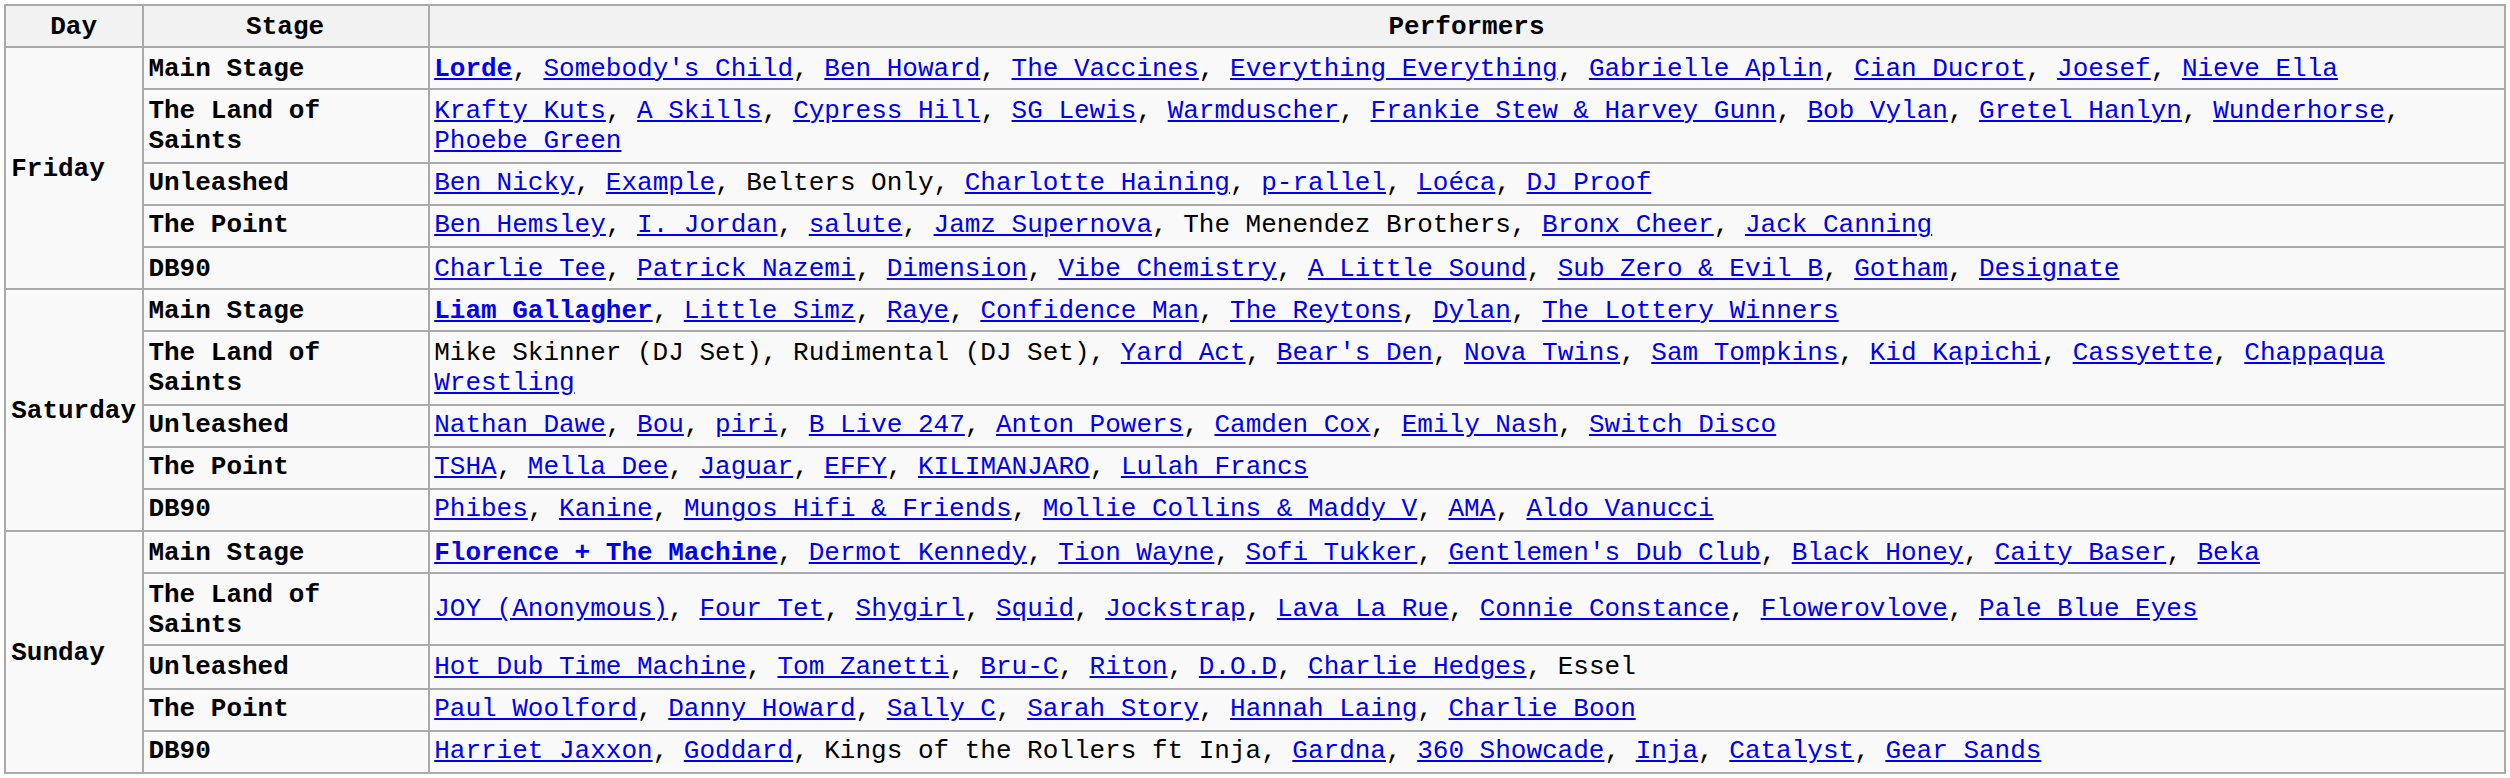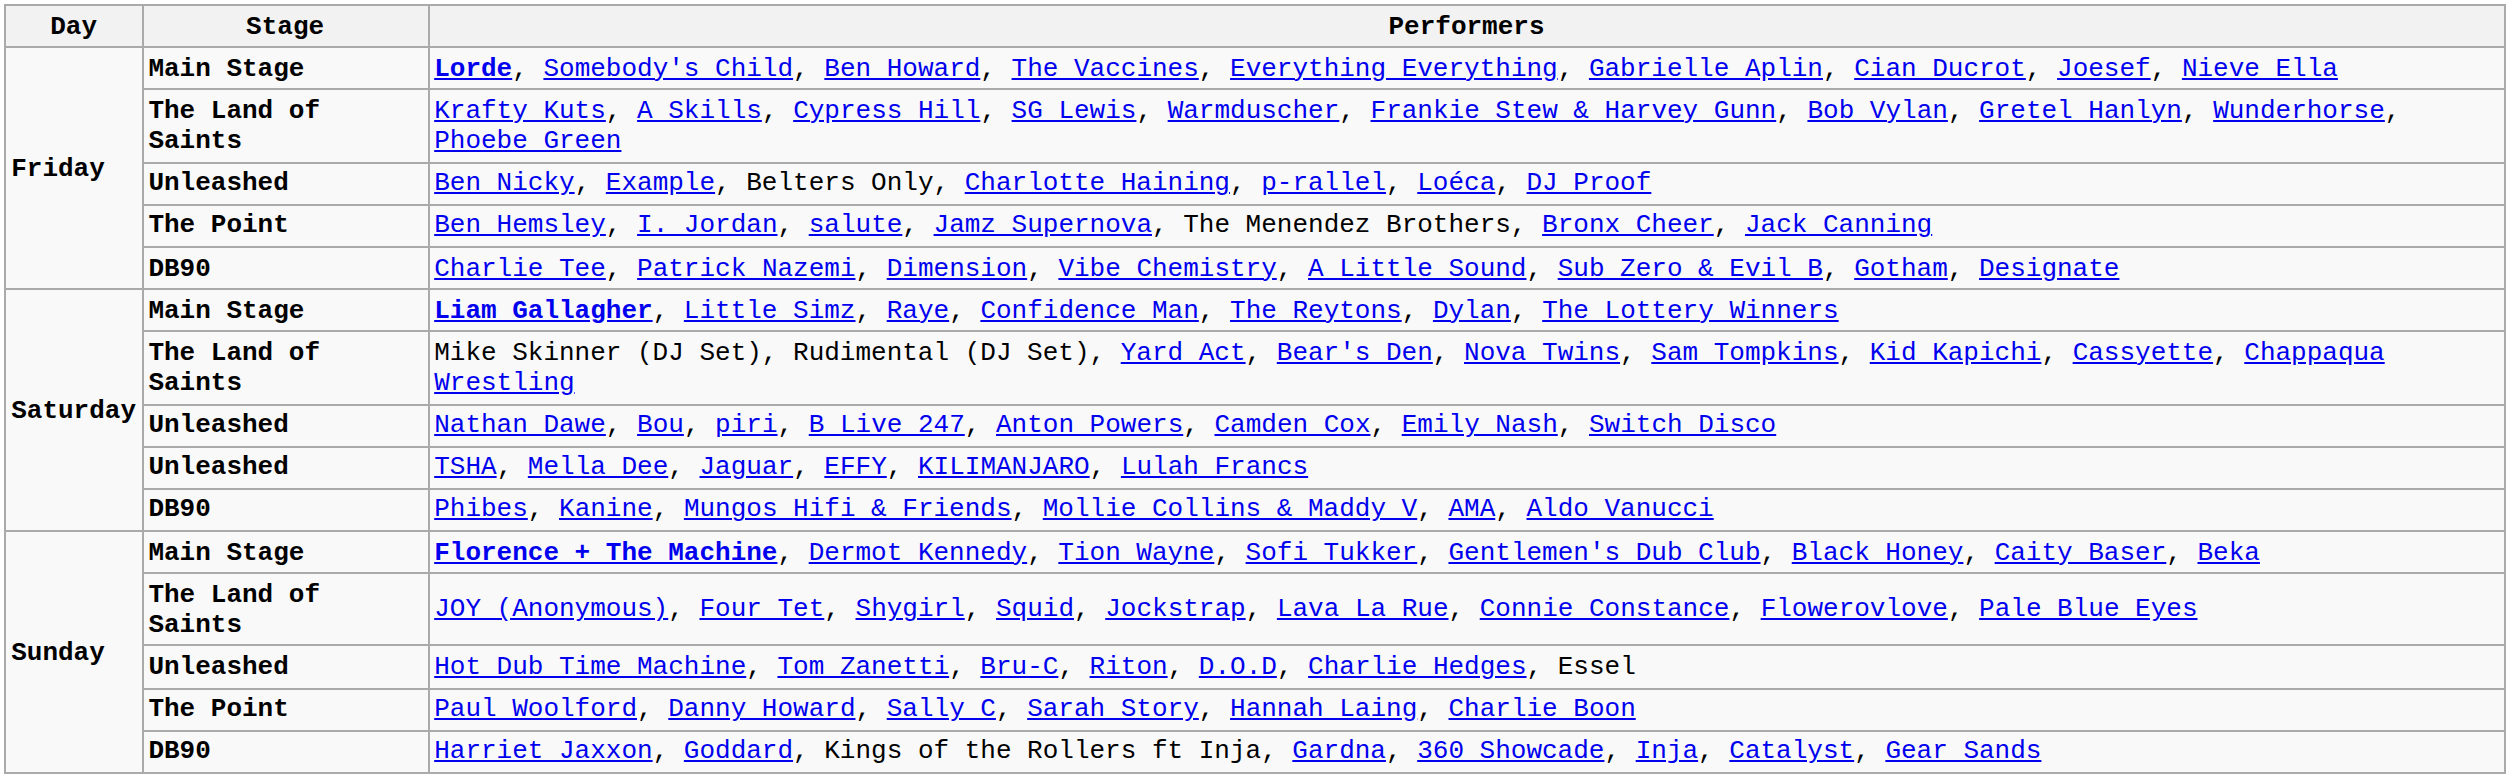(219, 468) The Point -> (219, 468) Unleashed
